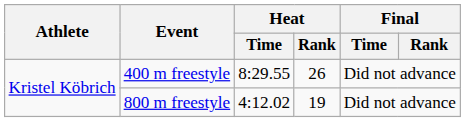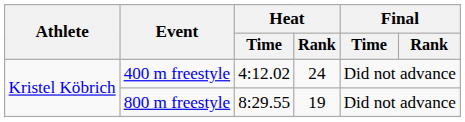(264, 74) 8:29.55 -> (264, 74) 4:12.02
(317, 74) 26 -> (317, 74) 24
(264, 102) 4:12.02 -> (264, 102) 8:29.55
